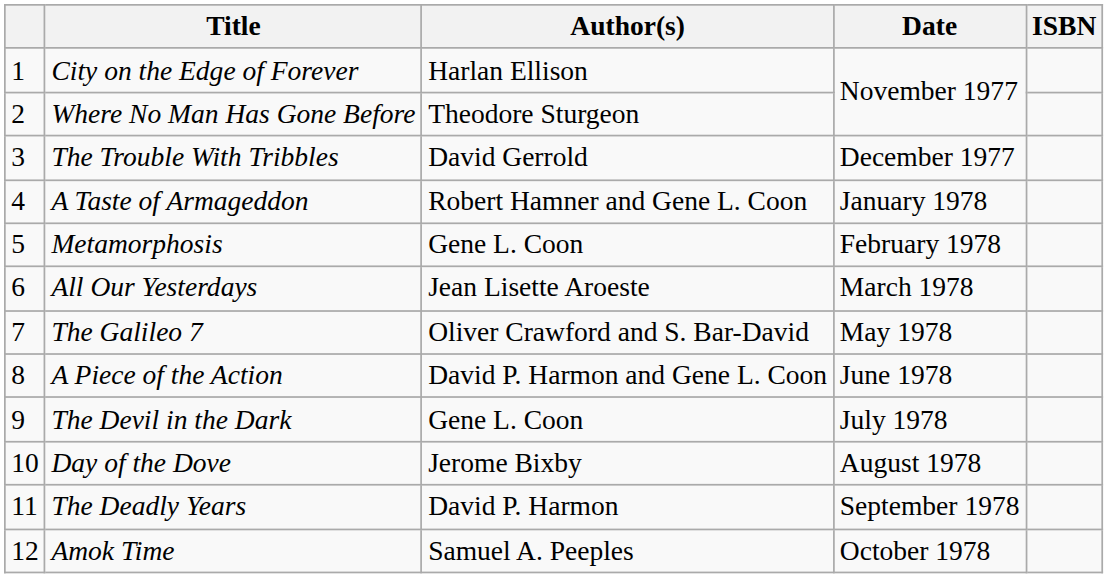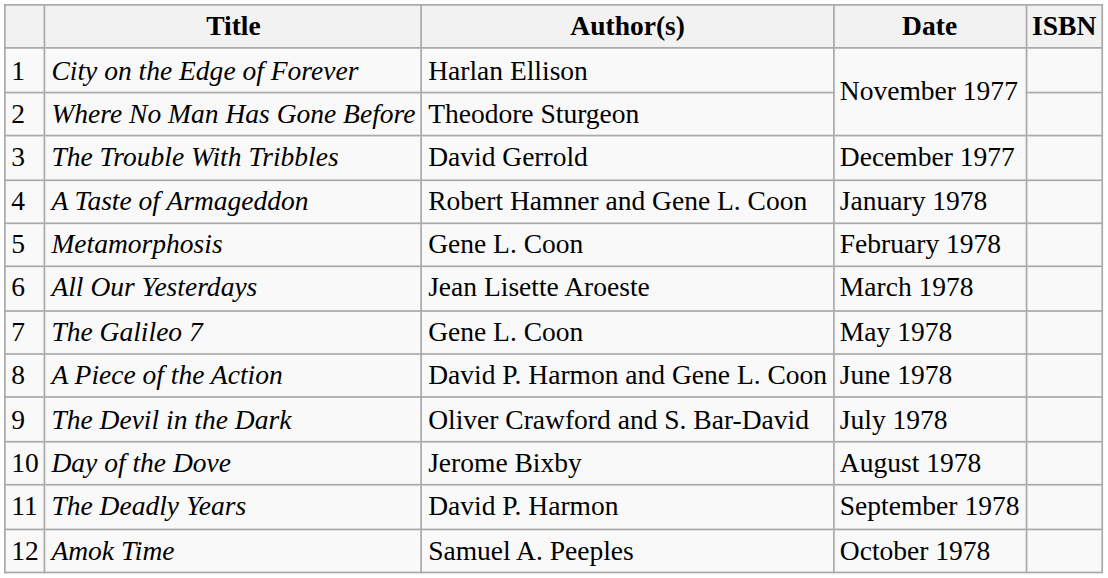(619, 331) Oliver Crawford and S. Bar-David -> (506, 331) Gene L. Coon
(506, 419) Gene L. Coon -> (619, 419) Oliver Crawford and S. Bar-David
